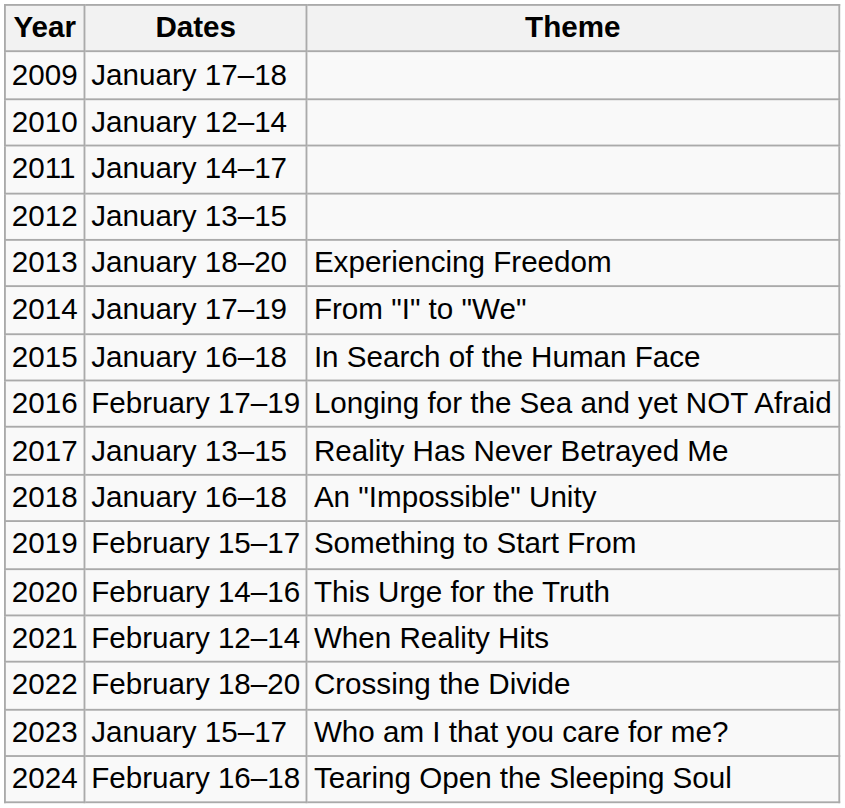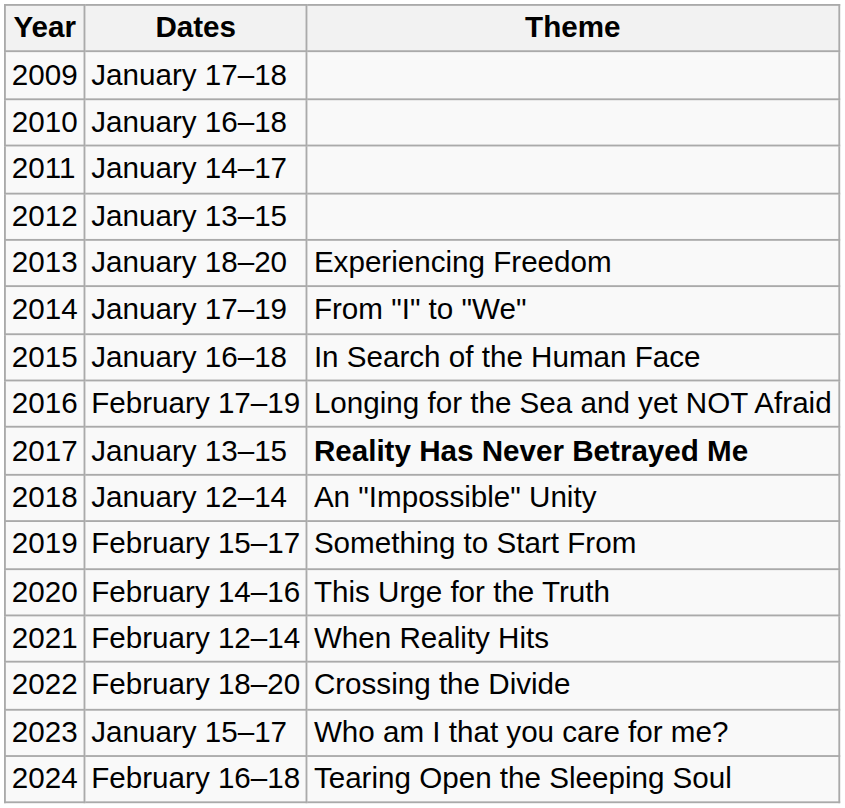(189, 121) January 12–14 -> (189, 121) January 16–18
(521, 450) normal -> (531, 450) bold
(189, 497) January 16–18 -> (189, 497) January 12–14
